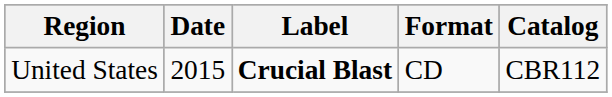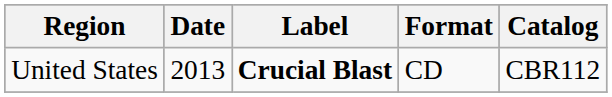(198, 69) 2015 -> (198, 69) 2013
